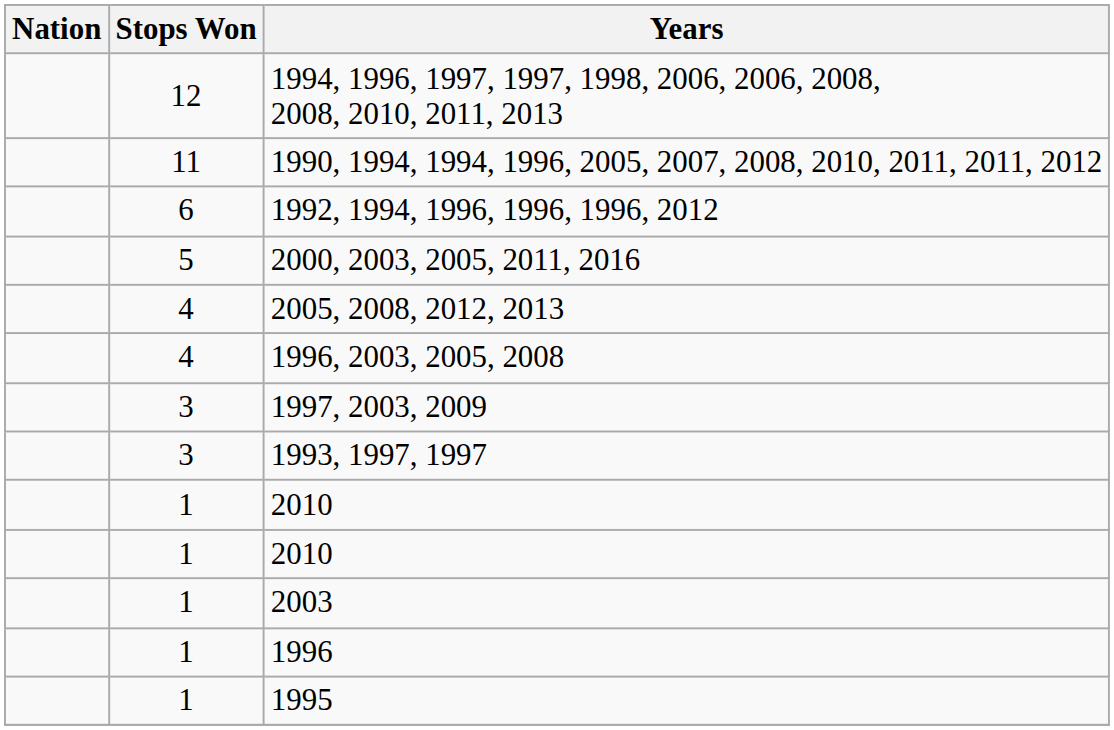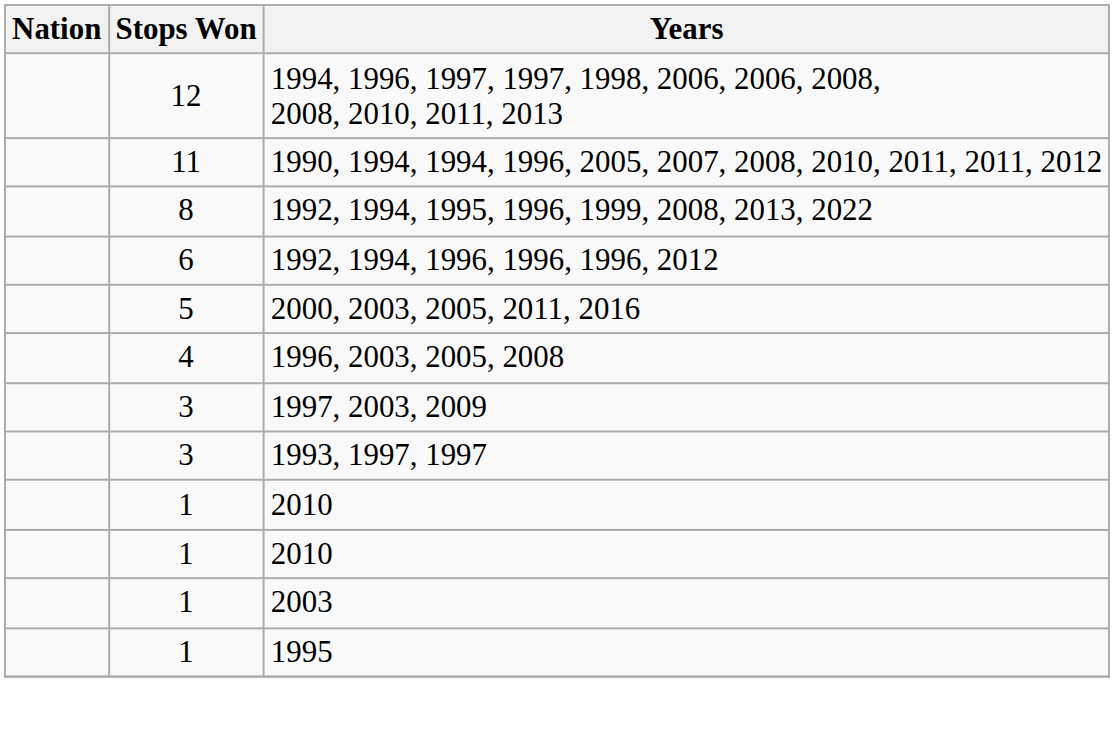+ row: (186, 210)
- row: (186, 308)
- row: (186, 651)
